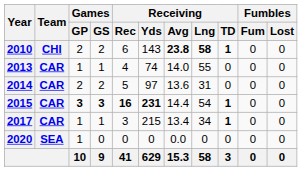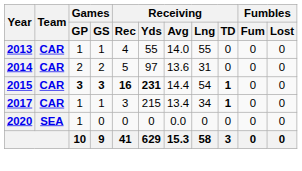- row: (20, 49)
(151, 67) 74 -> (151, 49) 55
